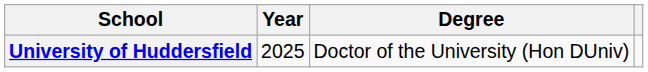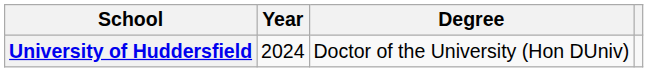(283, 50) 2025 -> (283, 50) 2024
